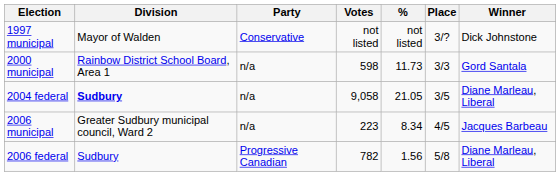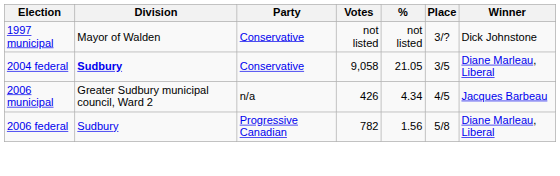- row: (30, 66)
(247, 96) n/a -> (272, 66) Conservative
(369, 126) 223 -> (369, 96) 426
(412, 126) 8.34 -> (412, 96) 4.34
